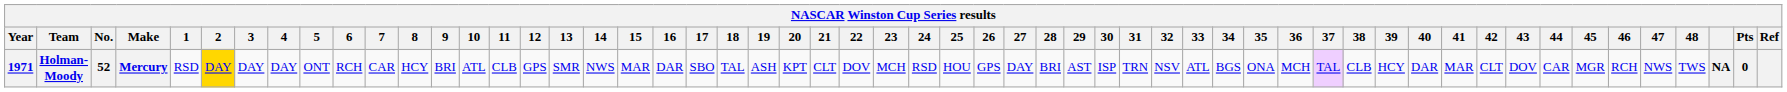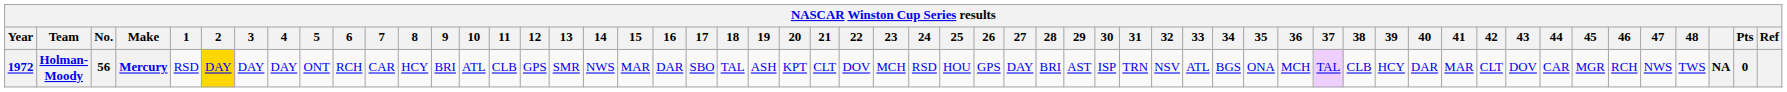(20, 68) 1971 -> (20, 68) 1972
(104, 68) 52 -> (104, 68) 56
